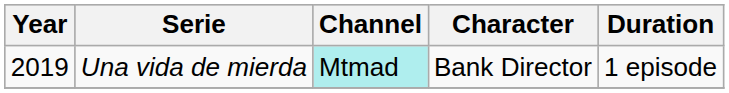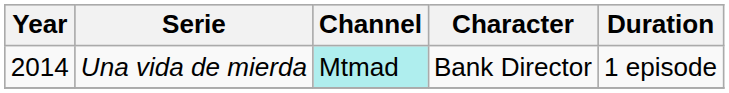(40, 66) 2019 -> (40, 66) 2014
